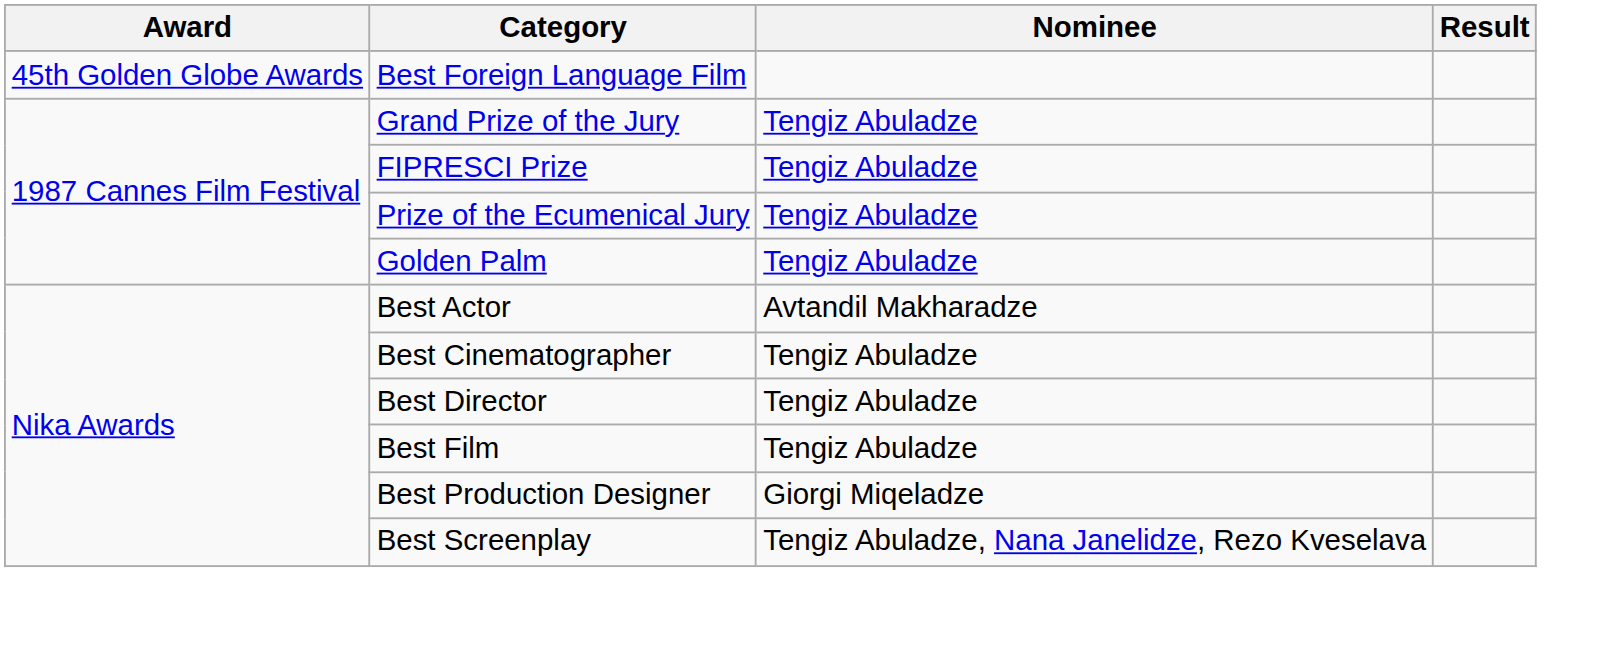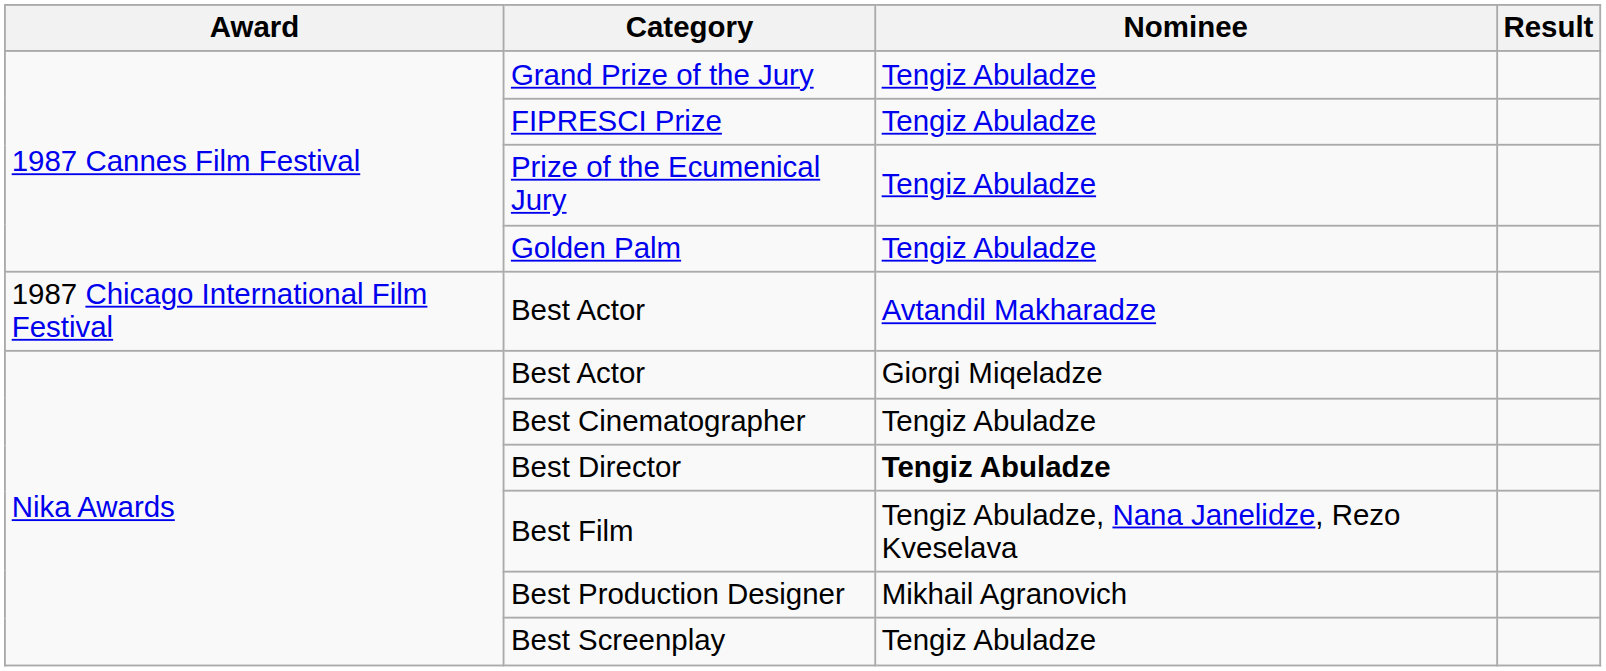- row: (187, 74)
+ row: (220, 310)
(900, 307) Avtandil Makharadze -> (992, 374) Giorgi Miqeladze
(870, 401) normal -> (996, 467) bold
(870, 448) Tengiz Abuladze -> (1141, 530) Tengiz Abuladze, Nana Janelidze, Rezo Kveselava
(874, 494) Giorgi Miqeladze -> (1004, 594) Mikhail Agranovich
(1095, 541) Tengiz Abuladze, Nana Janelidze, Rezo Kveselava -> (989, 640) Tengiz Abuladze
